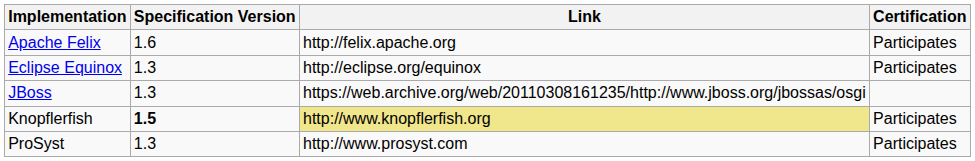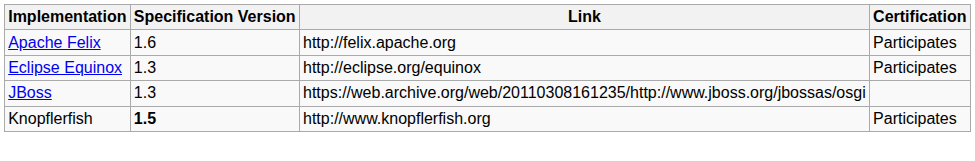(397, 118) khaki background -> (397, 118) no background
- row: (36, 144)
